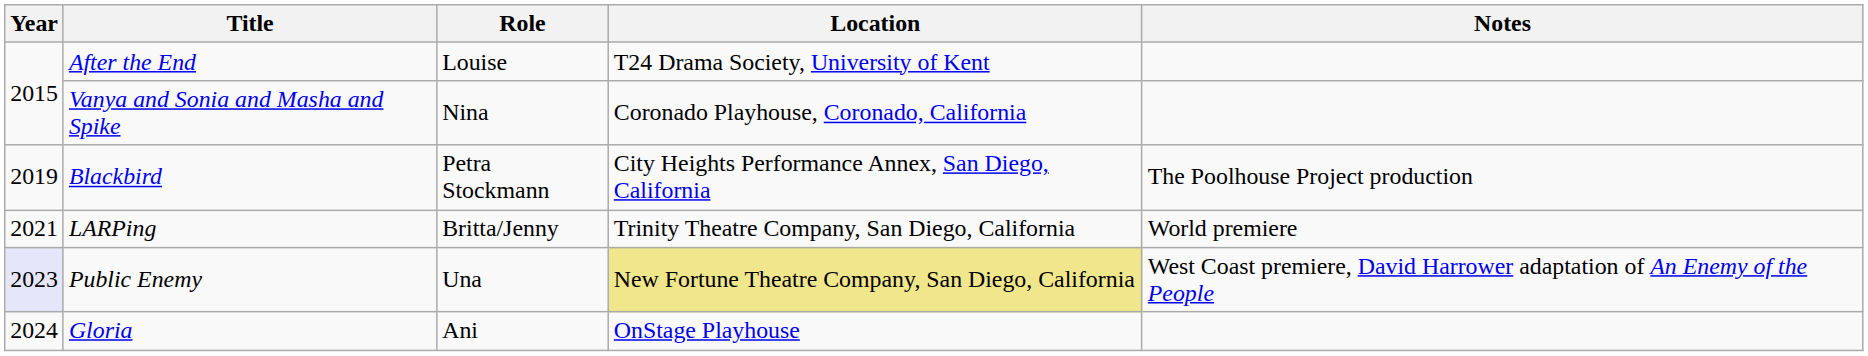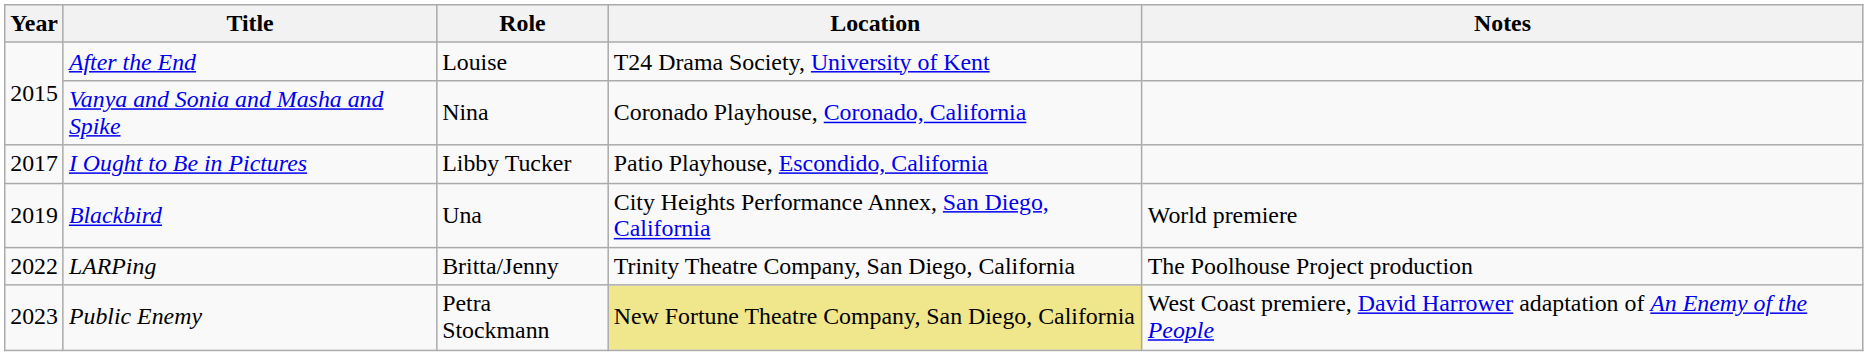+ row: (188, 163)
(496, 177) Petra Stockmann -> (462, 214) Una
(1310, 177) The Poolhouse Project production -> (1223, 214) World premiere
(34, 228) 2021 -> (34, 266) 2022
(1223, 228) World premiere -> (1310, 266) The Poolhouse Project production
(34, 279) lavender background -> (34, 317) no background
(462, 279) Una -> (496, 317) Petra Stockmann
- row: (101, 330)
